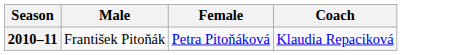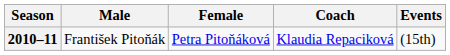+ column: (421, 15)
